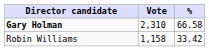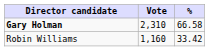(153, 39) 1,158 -> (153, 39) 1,160
